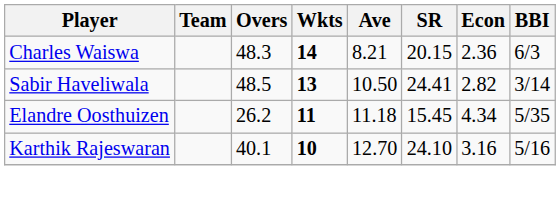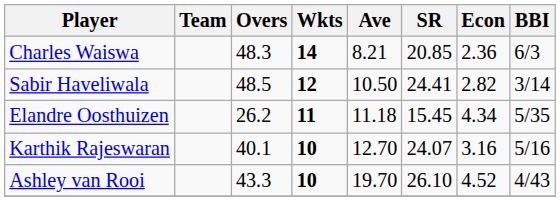(429, 52) 20.15 -> (429, 52) 20.85
(307, 84) 13 -> (307, 84) 12
(429, 148) 24.10 -> (429, 148) 24.07
+ row: (77, 180)
